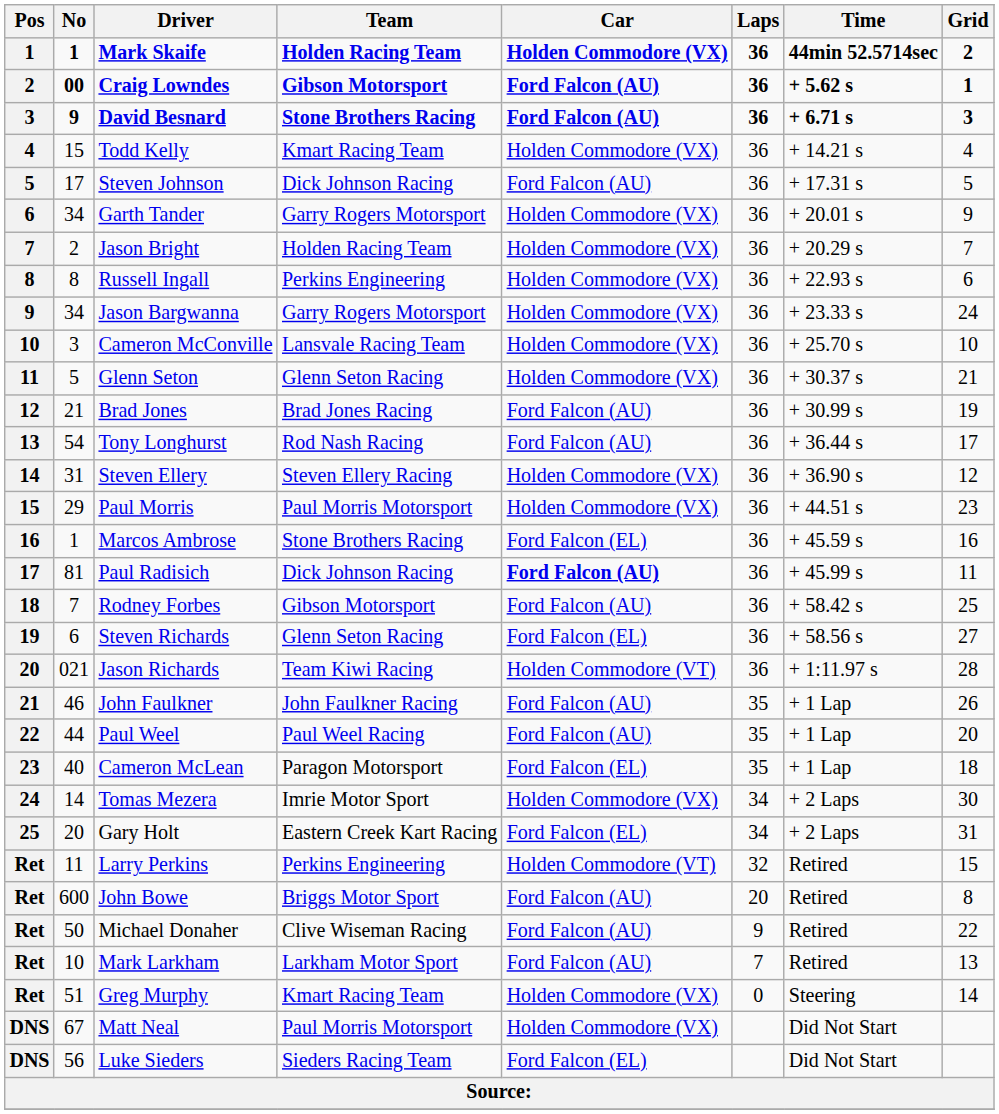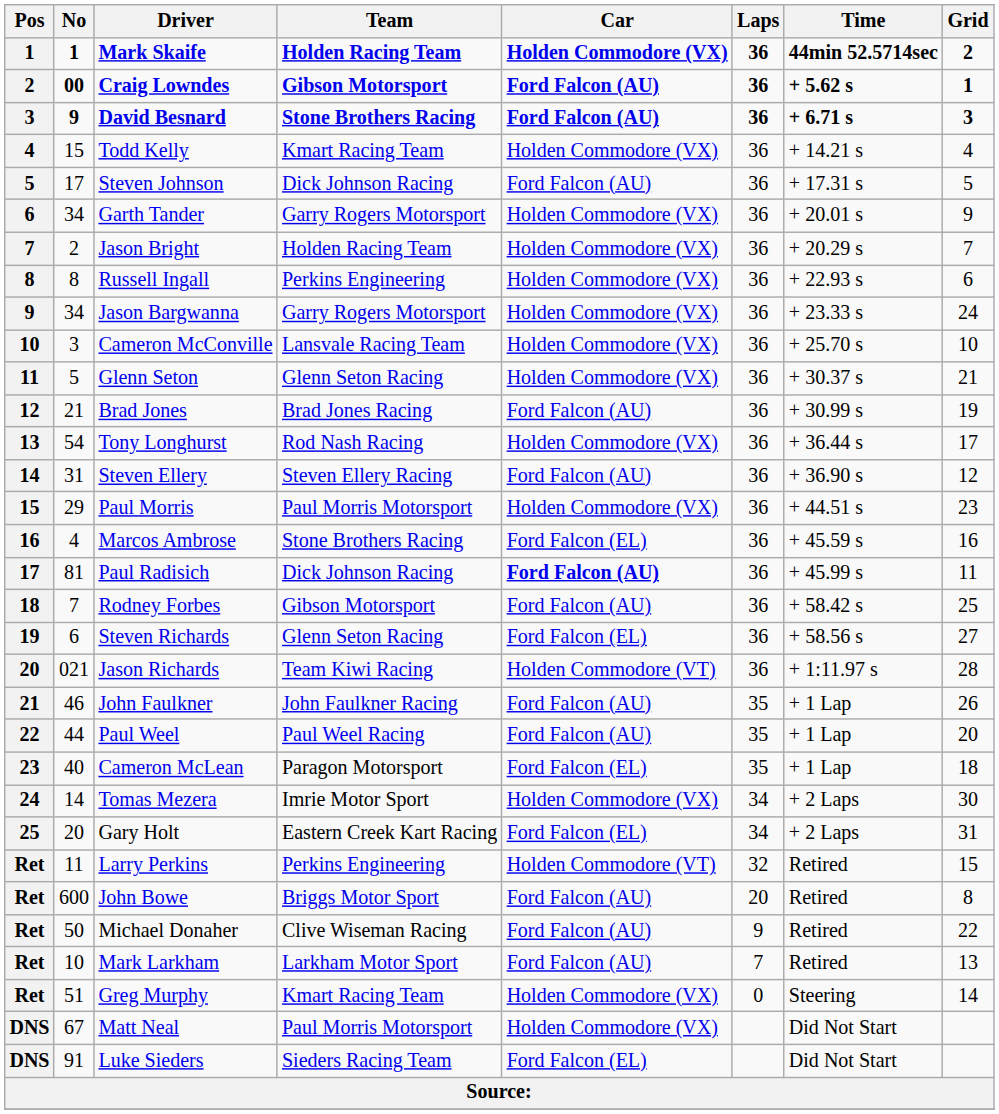(579, 443) Ford Falcon (AU) -> (612, 443) Holden Commodore (VX)
(612, 475) Holden Commodore (VX) -> (579, 475) Ford Falcon (AU)
(74, 540) 1 -> (74, 540) 4
(74, 1060) 56 -> (74, 1060) 91
